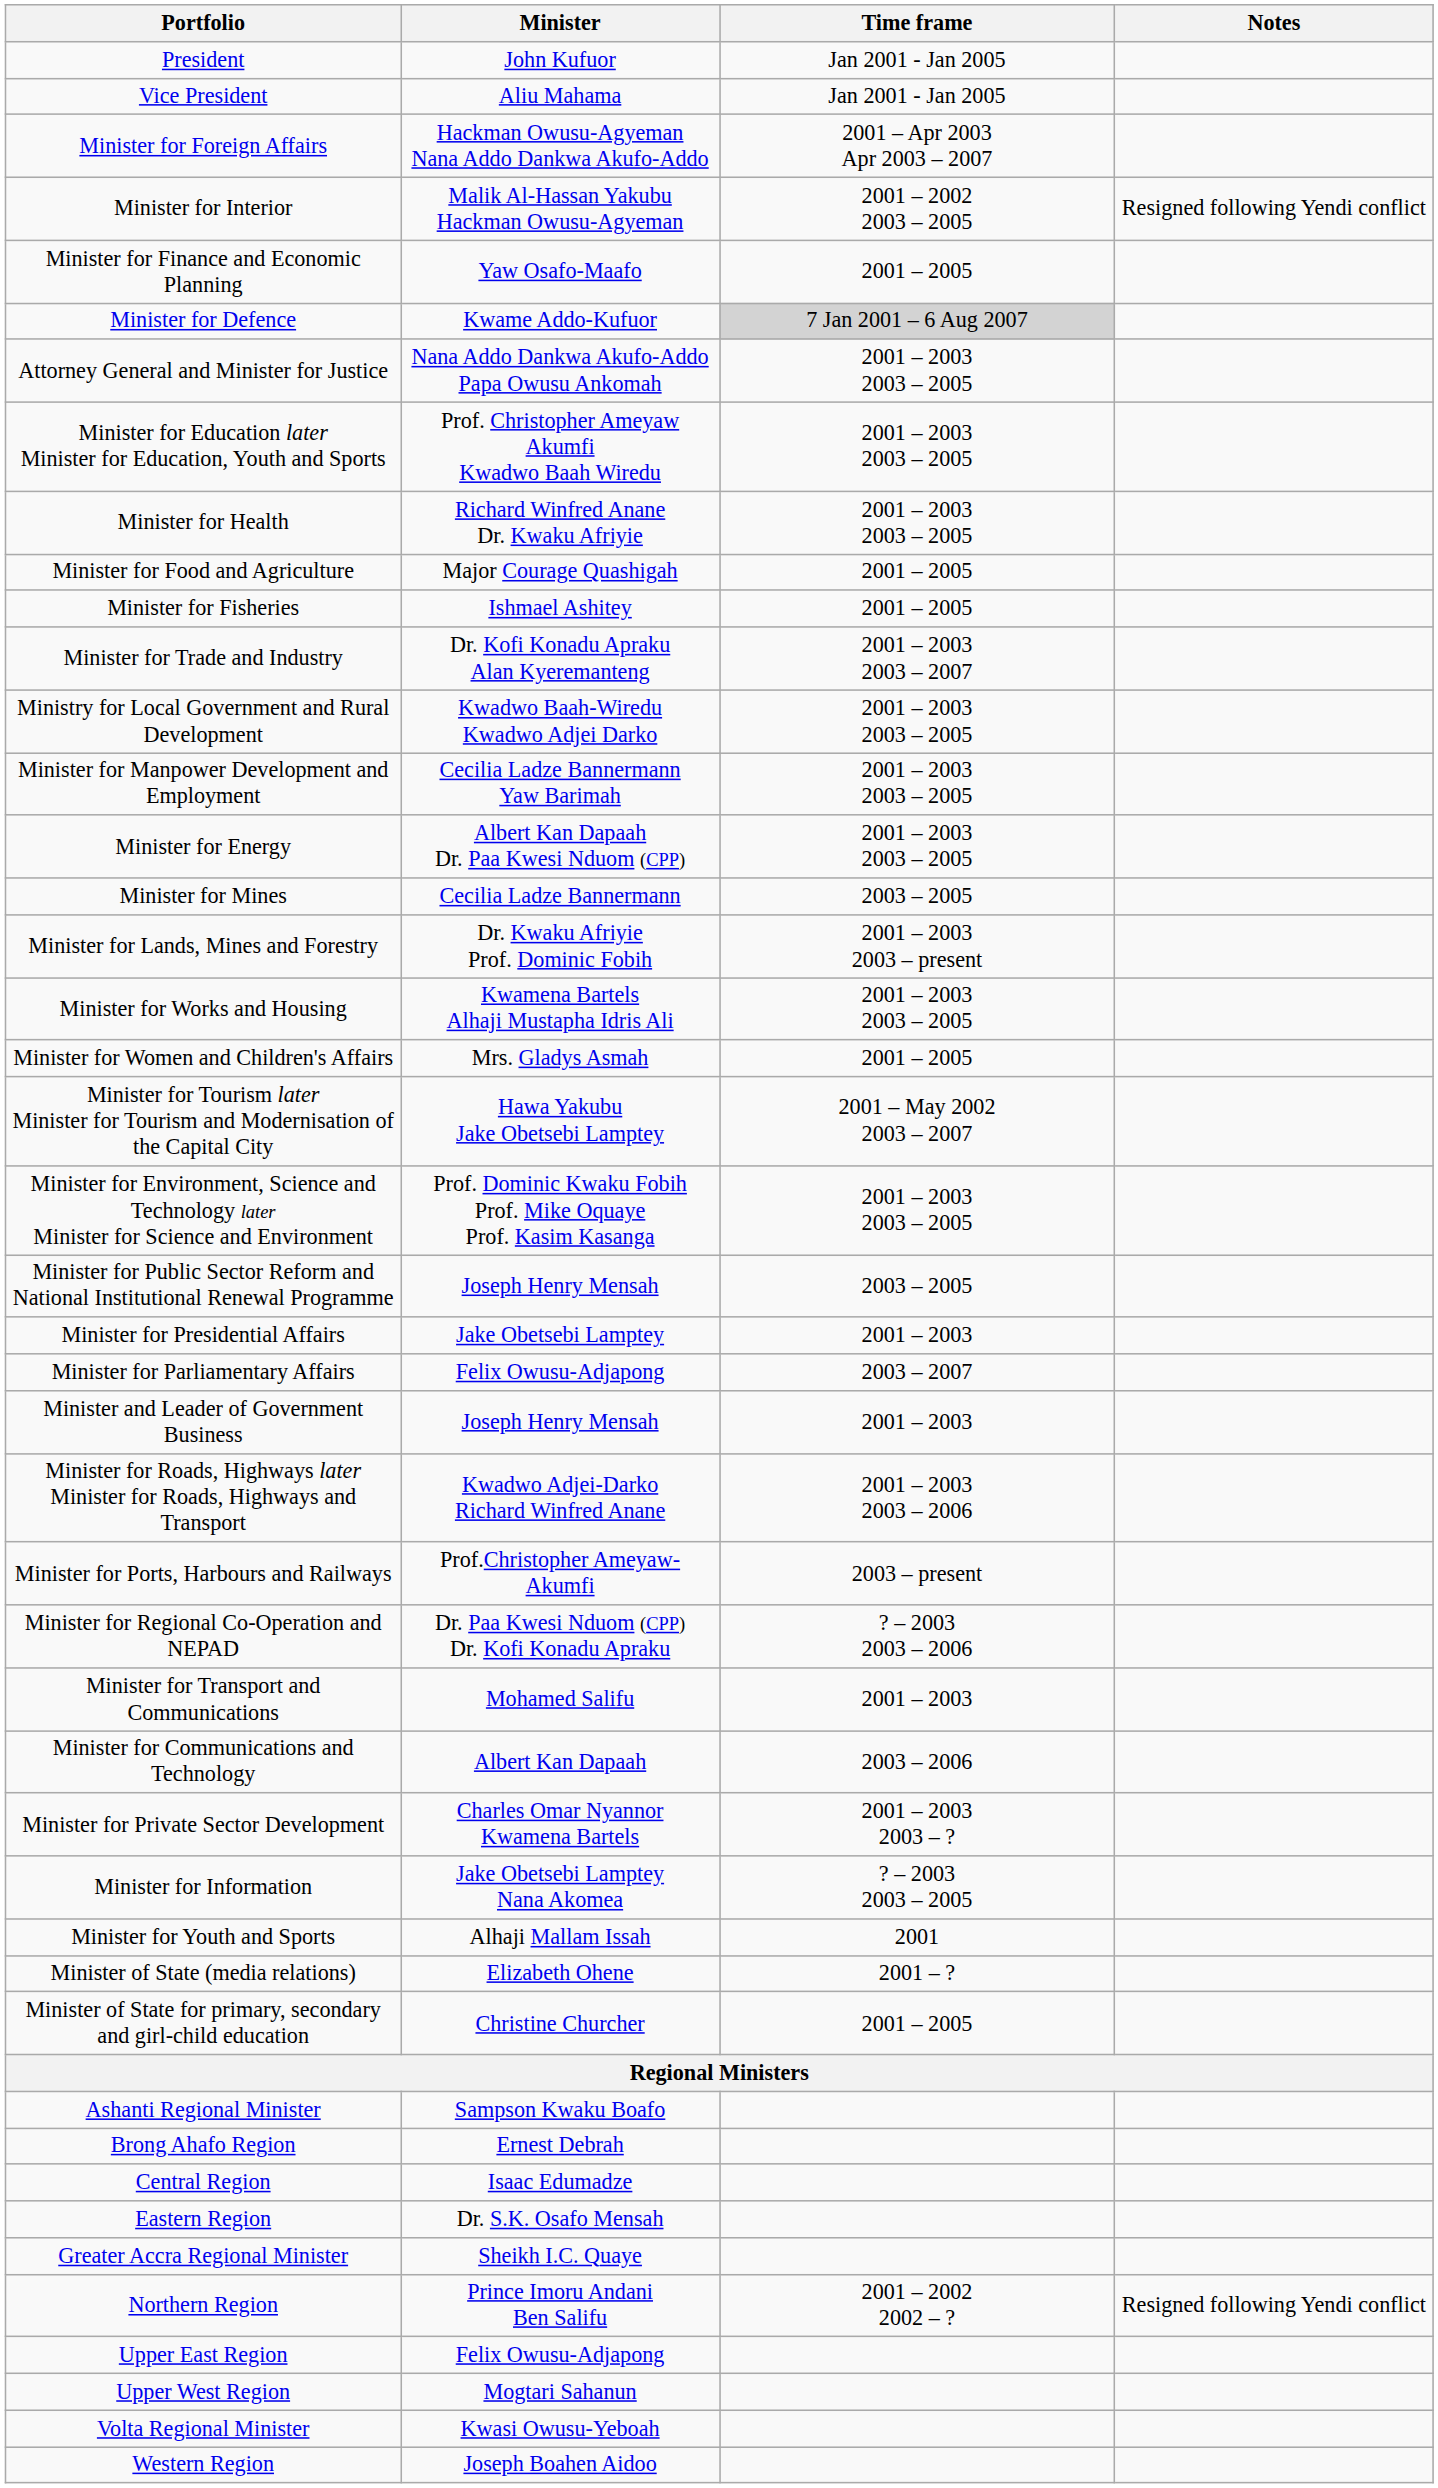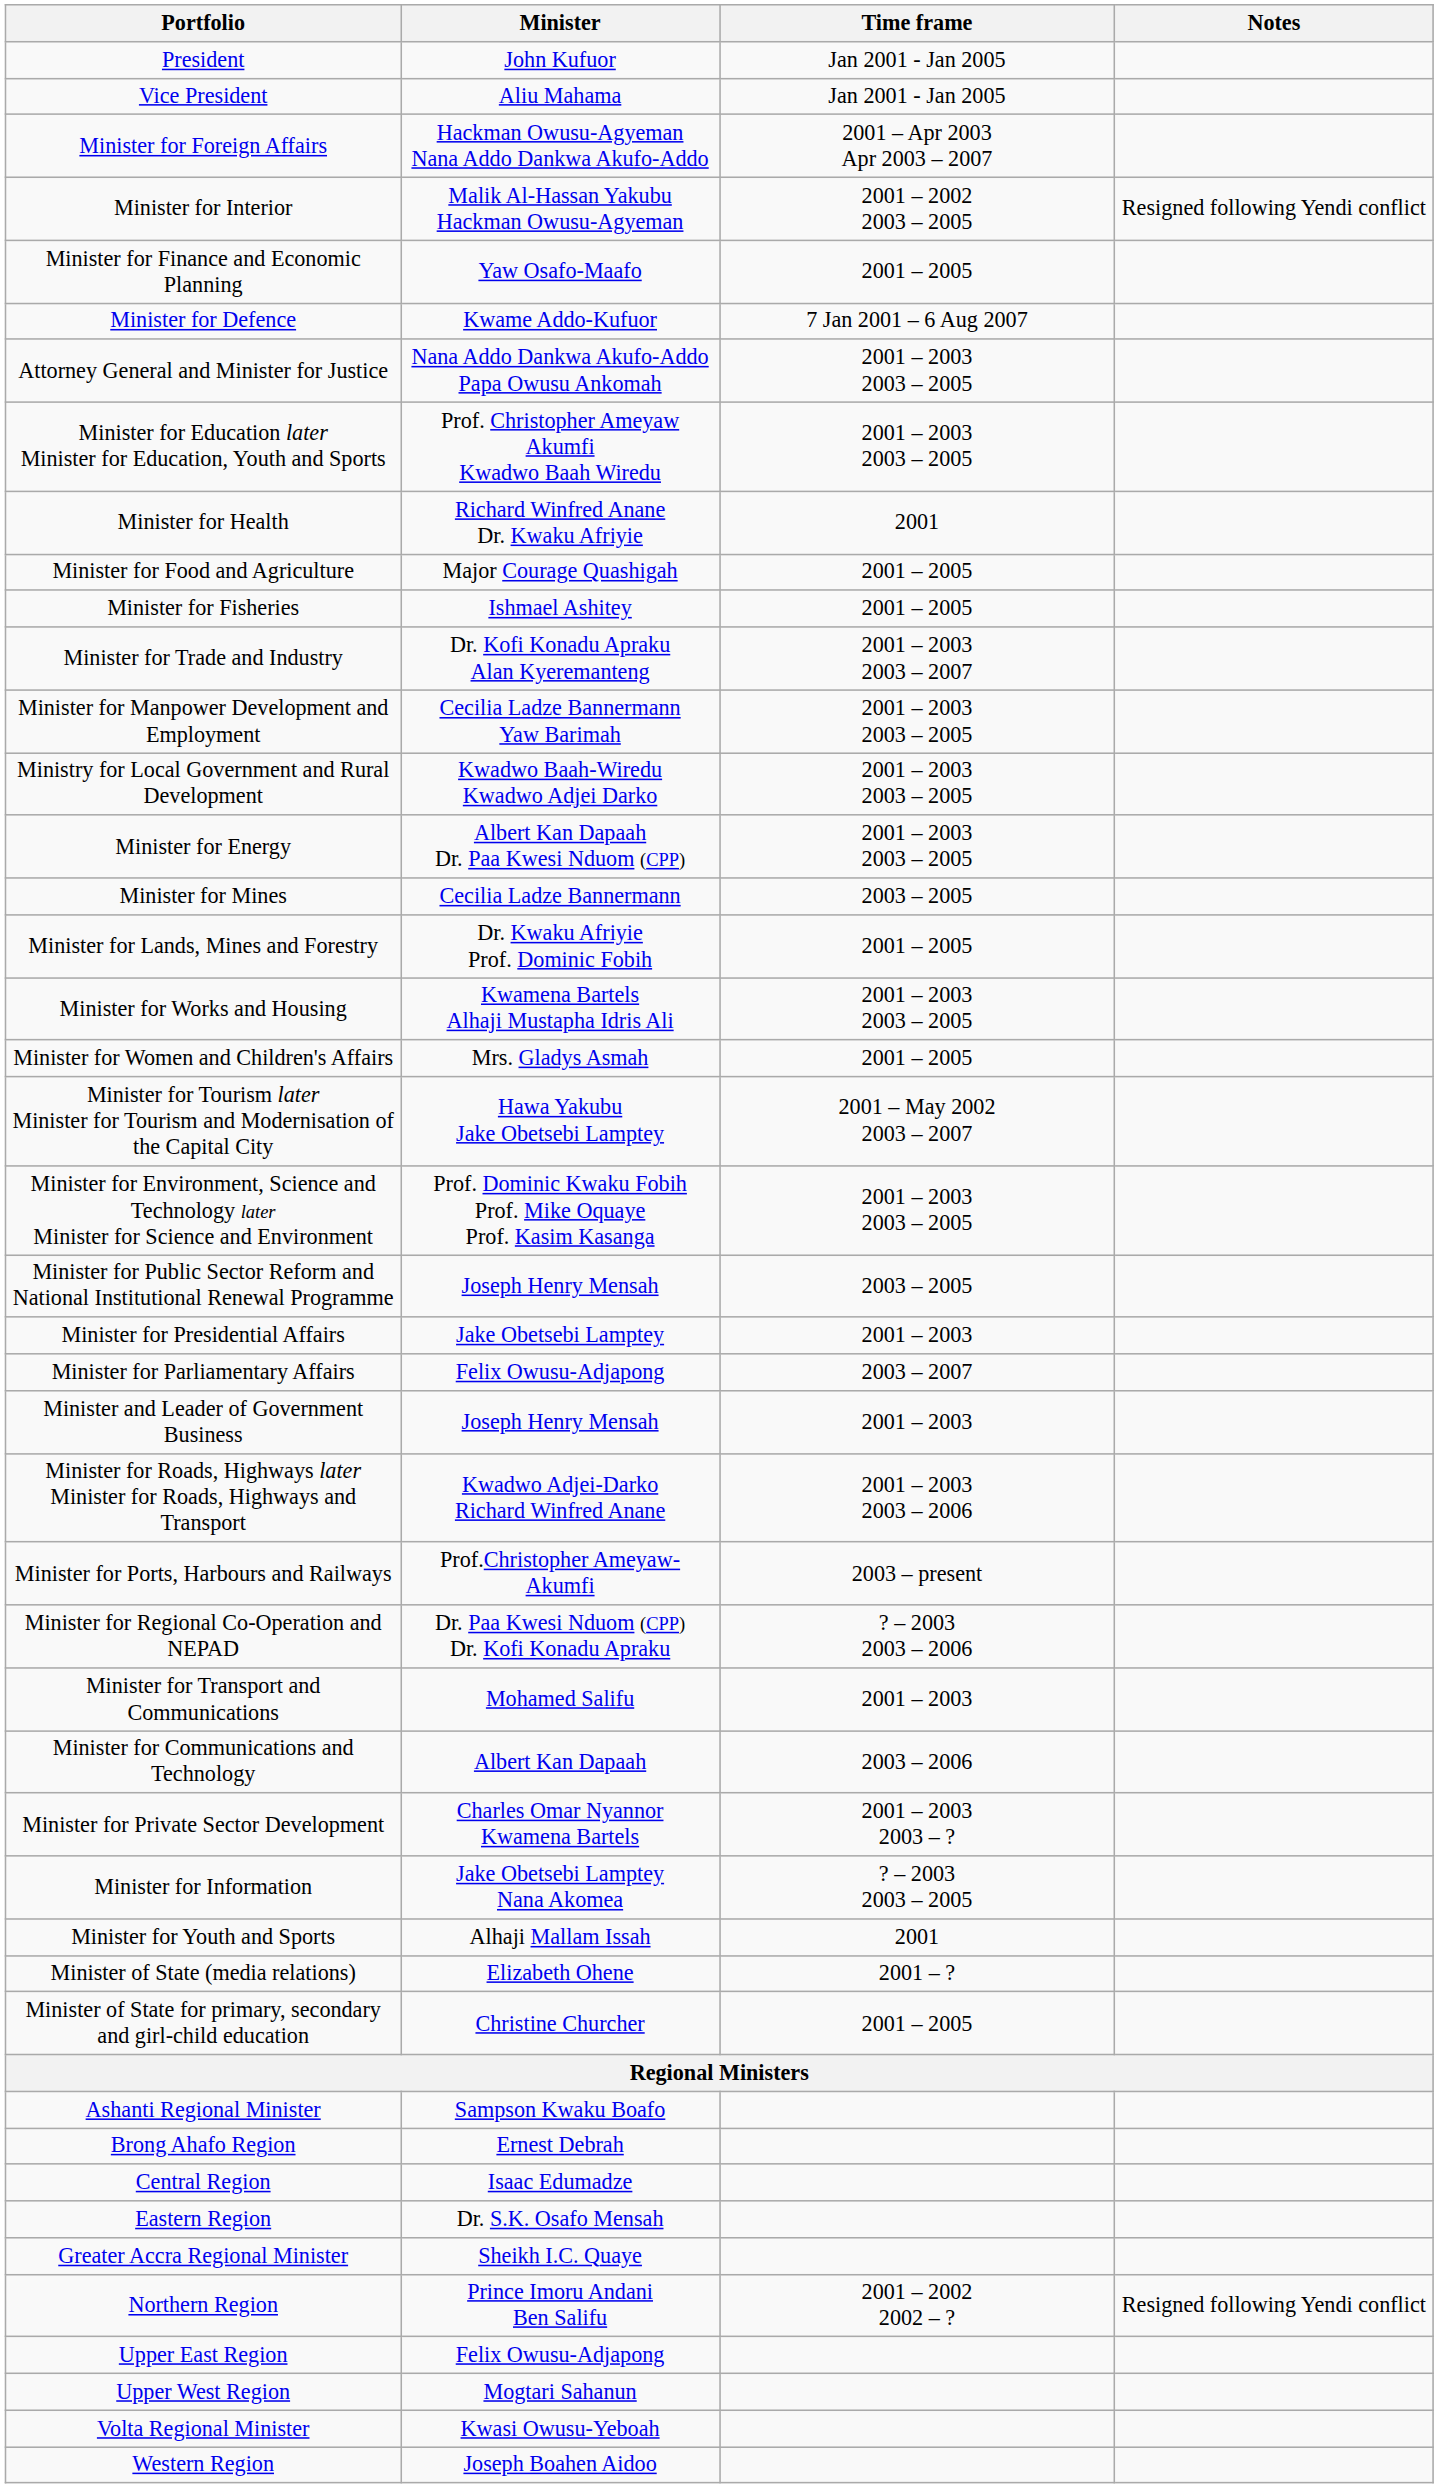(917, 321) lightgrey background -> (917, 321) no background
(917, 522) 2001 – 2003 2003 – 2005 -> (917, 522) 2001
rows swapped: (203, 721) <-> (203, 783)
(917, 946) 2001 – 2003 2003 – present -> (917, 946) 2001 – 2005
